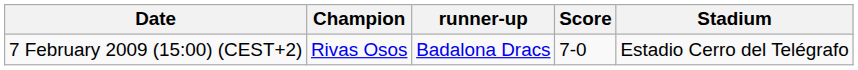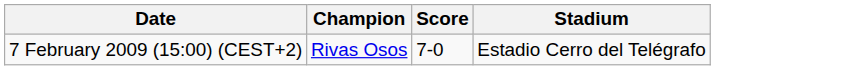- column: (483, 19)
